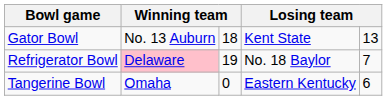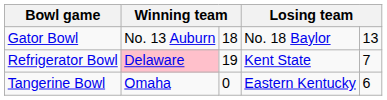(278, 38) Kent State -> (287, 38) No. 18 Baylor
(287, 60) No. 18 Baylor -> (278, 60) Kent State
